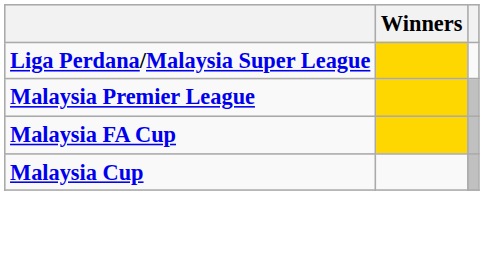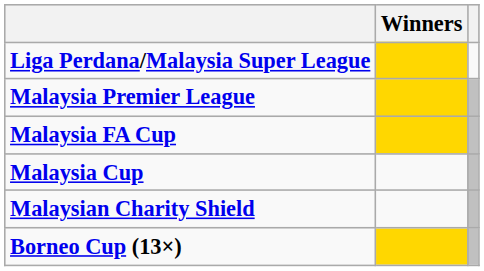+ row: (132, 209)
+ row: (96, 246)
